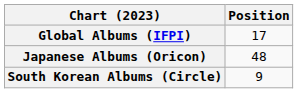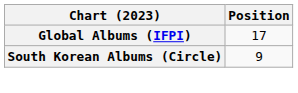- row: (115, 56)
